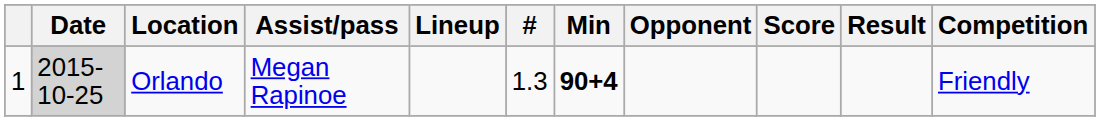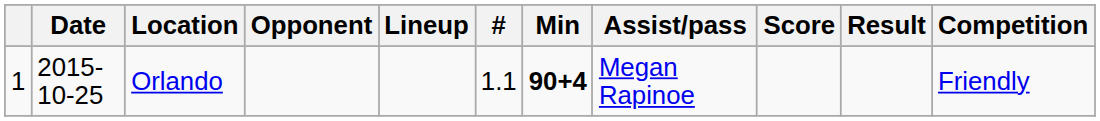columns swapped: (691, 26) <-> (327, 26)
(70, 81) lightgrey background -> (70, 81) no background
(530, 81) 1.3 -> (499, 81) 1.1
